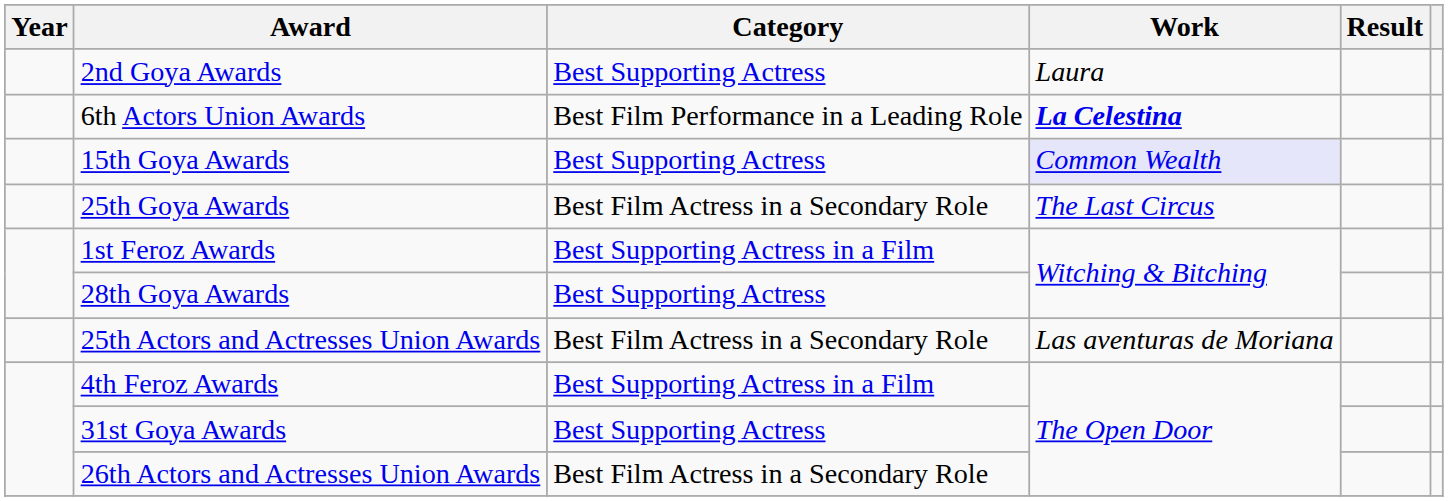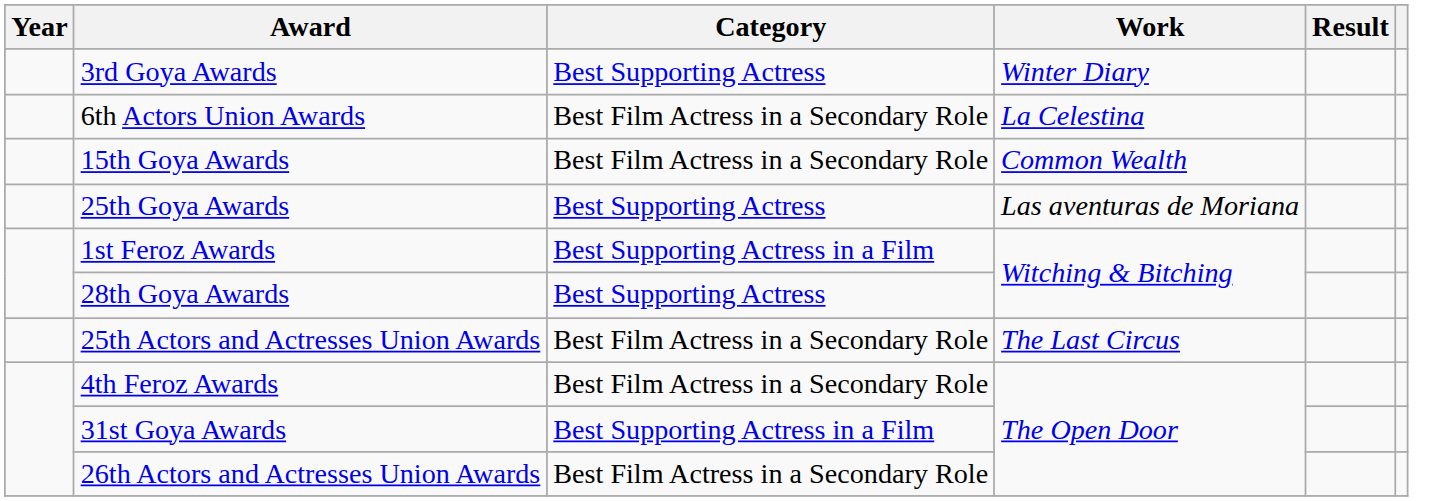- row: (181, 71)
+ row: (179, 71)
(788, 116) Best Film Performance in a Leading Role -> (771, 116) Best Film Actress in a Secondary Role
(1109, 116) bold -> (1073, 116) normal
(689, 160) Best Supporting Actress -> (771, 160) Best Film Actress in a Secondary Role
(1128, 160) lavender background -> (1094, 160) no background
(771, 205) Best Film Actress in a Secondary Role -> (689, 205) Best Supporting Actress
(1125, 205) The Last Circus -> (1150, 205) Las aventuras de Moriana
(1185, 339) Las aventuras de Moriana -> (1091, 339) The Last Circus
(744, 384) Best Supporting Actress in a Film -> (771, 384) Best Film Actress in a Secondary Role
(689, 428) Best Supporting Actress -> (744, 428) Best Supporting Actress in a Film
